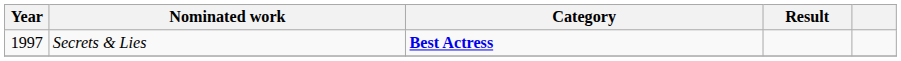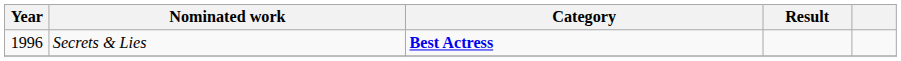(27, 42) 1997 -> (27, 42) 1996
